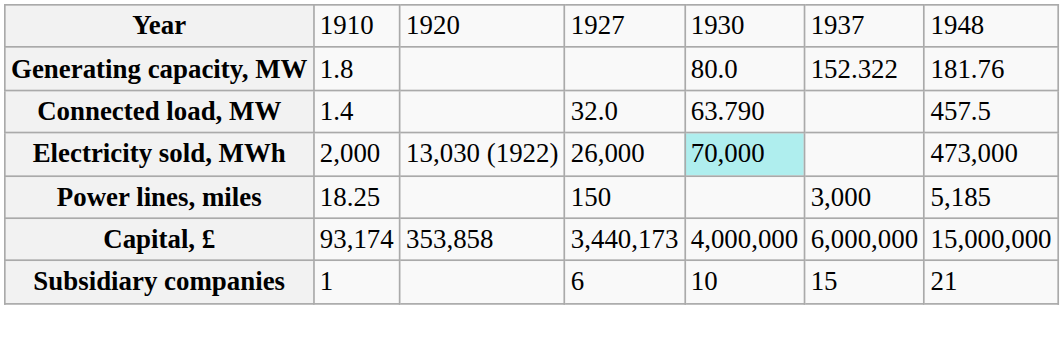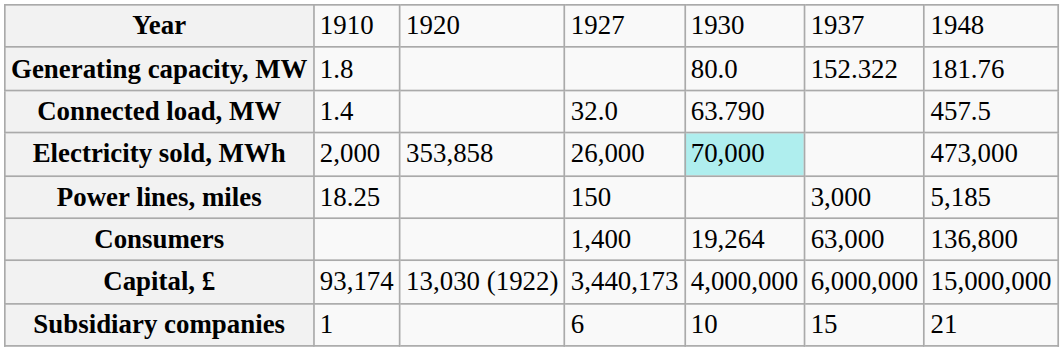(482, 153) 13,030 (1922) -> (450, 153) 353,858
+ row: (159, 238)
(450, 238) 353,858 -> (482, 281) 13,030 (1922)
